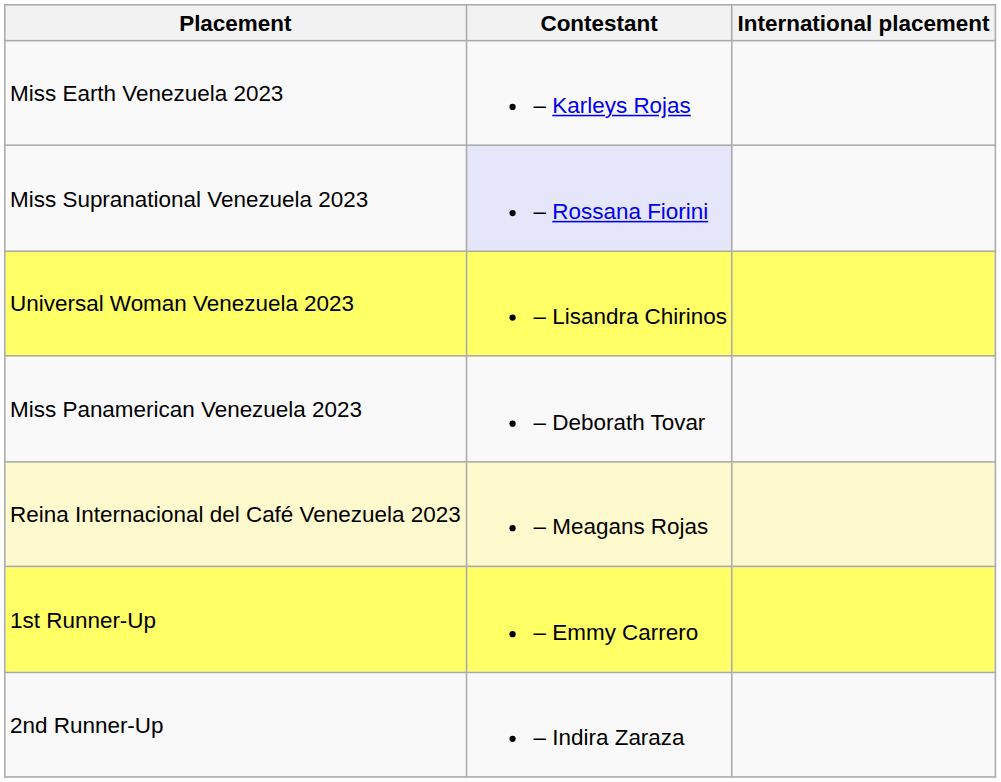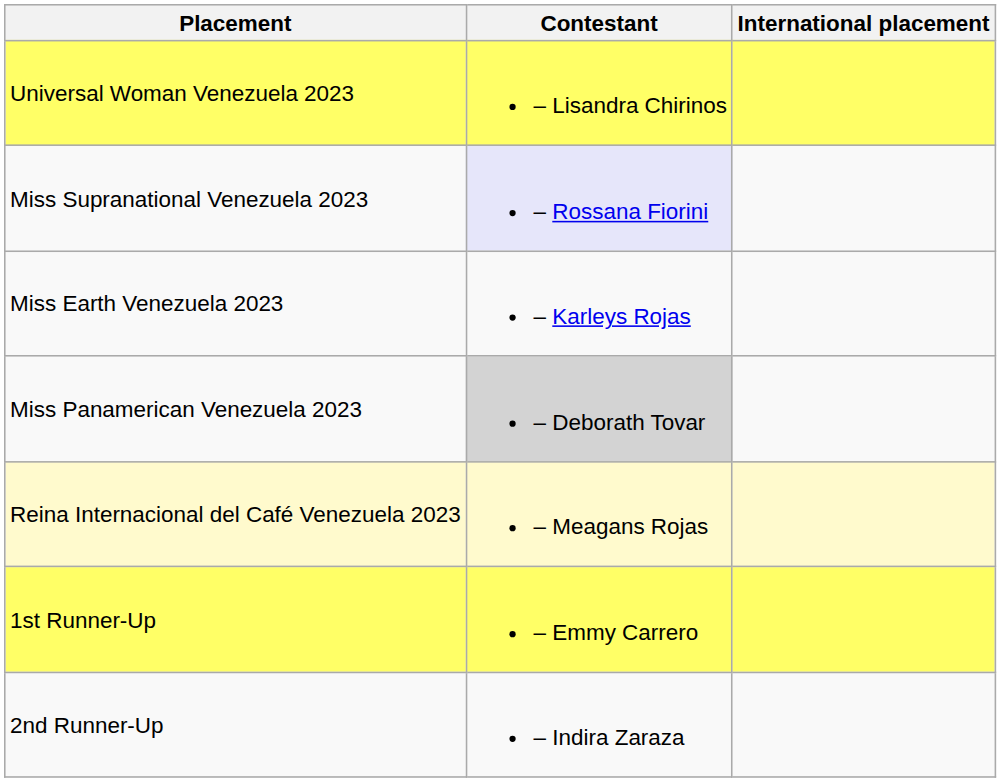rows swapped: (147, 93) <-> (182, 304)
(599, 422) no background -> (599, 422) lightgrey background
